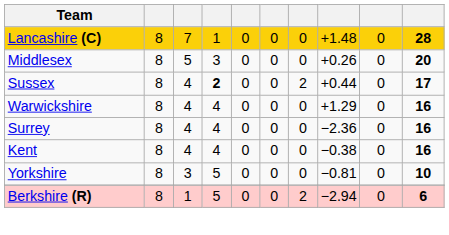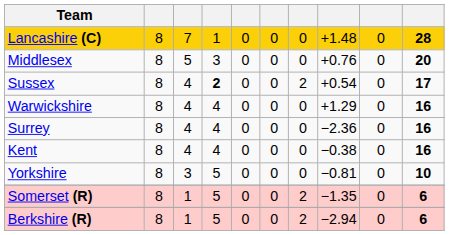(339, 60) +0.26 -> (339, 60) +0.76
(339, 83) +0.44 -> (339, 83) +0.54
+ row: (50, 196)
